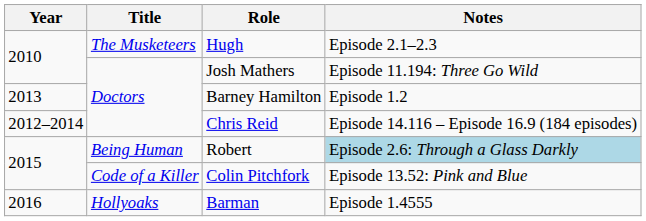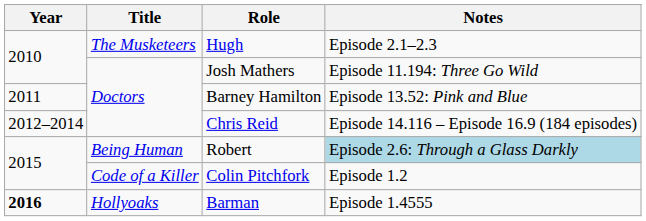(25, 96) 2013 -> (25, 96) 2011
(368, 96) Episode 1.2 -> (428, 96) Episode 13.52: Pink and Blue
(428, 176) Episode 13.52: Pink and Blue -> (368, 176) Episode 1.2
(25, 202) normal -> (25, 202) bold
